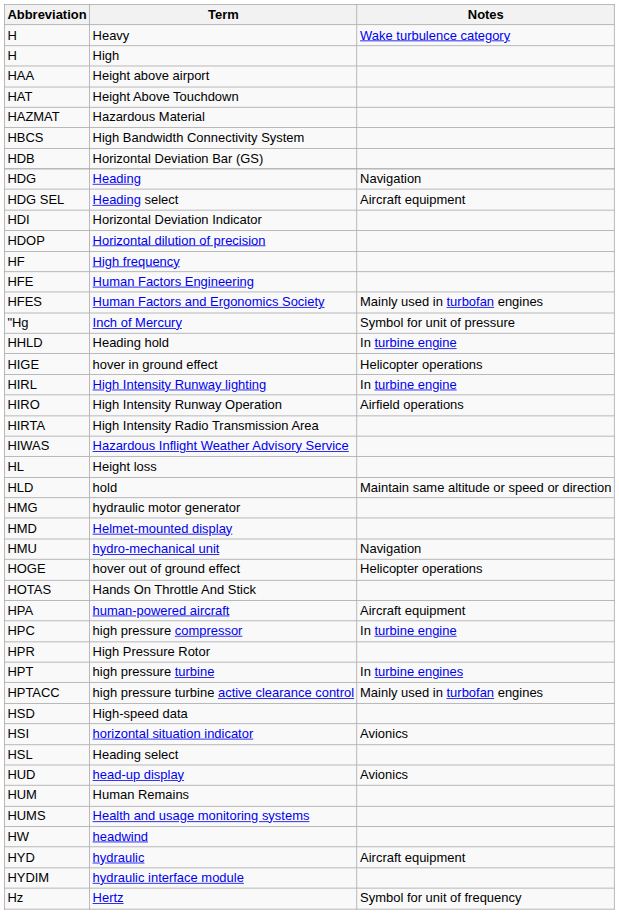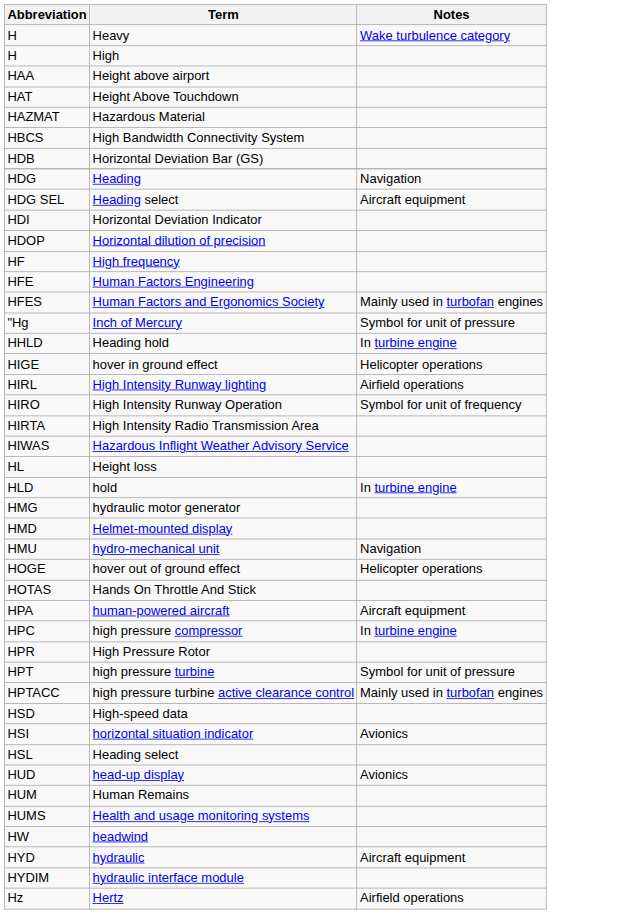(408, 384) In turbine engine -> (412, 384) Airfield operations
(412, 405) Airfield operations -> (441, 405) Symbol for unit of frequency
(486, 487) Maintain same altitude or speed or direction -> (408, 487) In turbine engine
(412, 672) In turbine engines -> (438, 672) Symbol for unit of pressure
(441, 898) Symbol for unit of frequency -> (412, 898) Airfield operations
